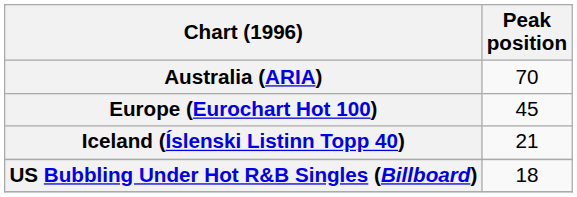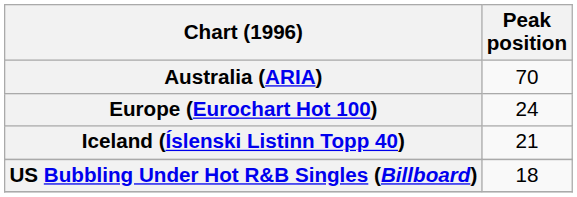(527, 109) 45 -> (527, 109) 24
